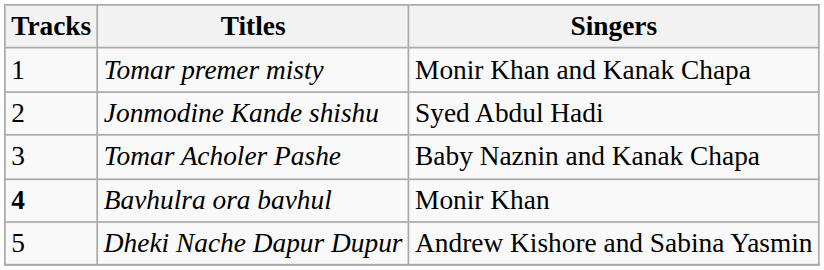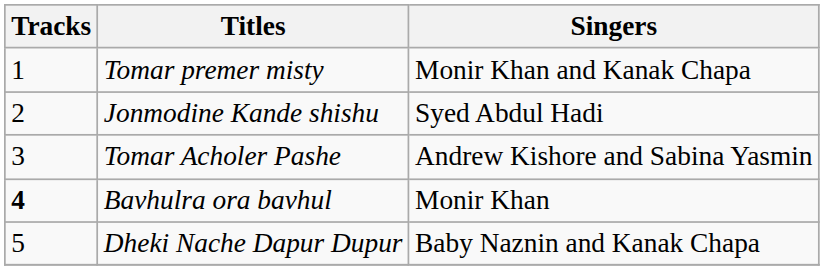(588, 156) Baby Naznin and Kanak Chapa -> (614, 156) Andrew Kishore and Sabina Yasmin
(614, 243) Andrew Kishore and Sabina Yasmin -> (588, 243) Baby Naznin and Kanak Chapa
